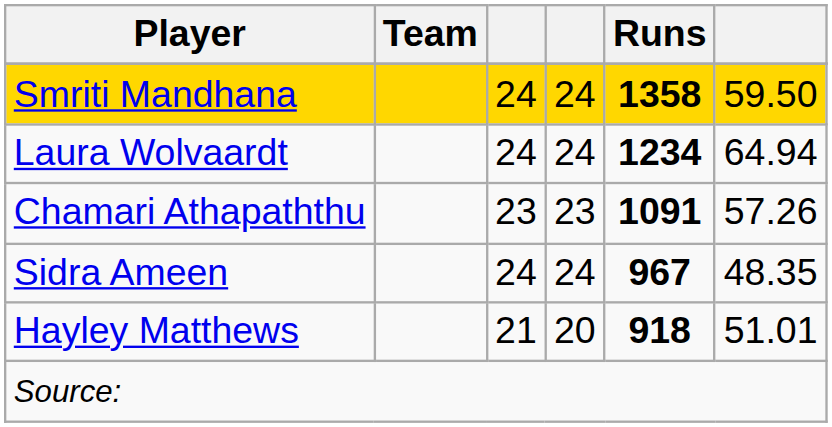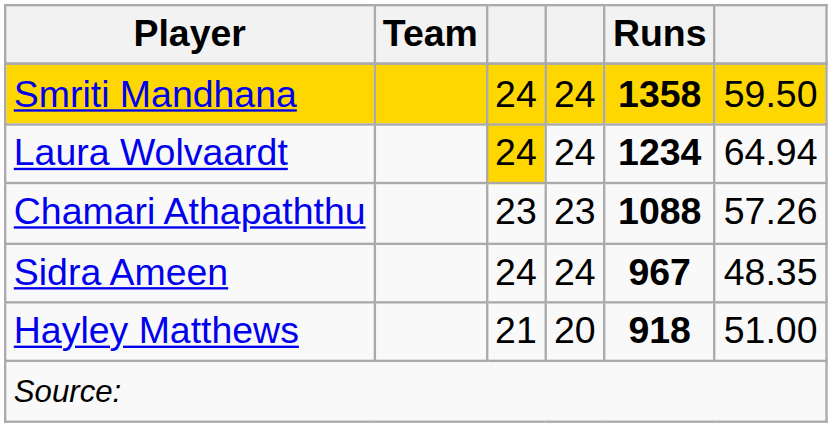(516, 152) no background -> (516, 152) gold background
(660, 212) 1091 -> (660, 212) 1088
(771, 331) 51.01 -> (771, 331) 51.00
